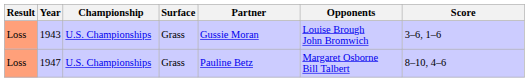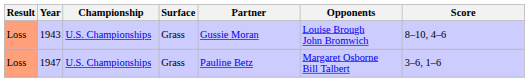(423, 35) 3–6, 1–6 -> (425, 35) 8–10, 4–6
(425, 63) 8–10, 4–6 -> (423, 63) 3–6, 1–6
